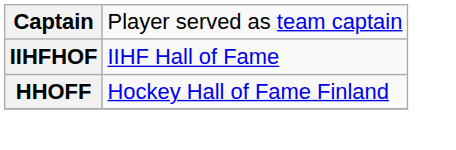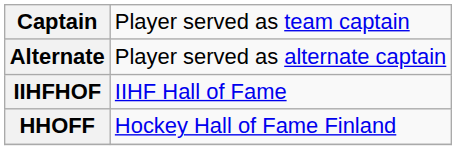+ row: (57, 56)
